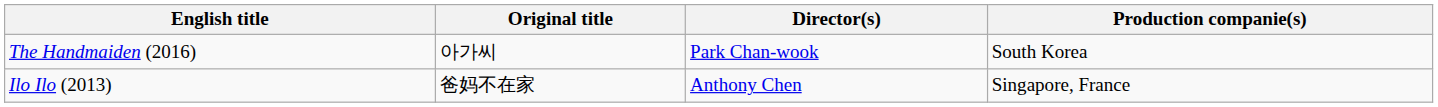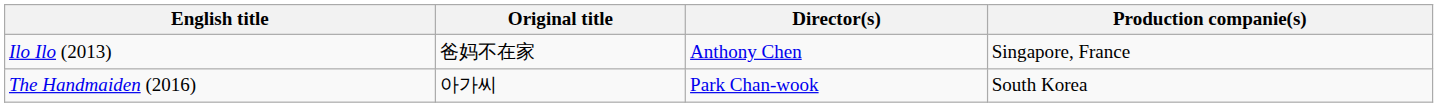rows swapped: (103, 51) <-> (60, 85)
